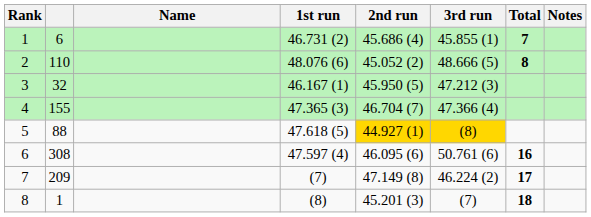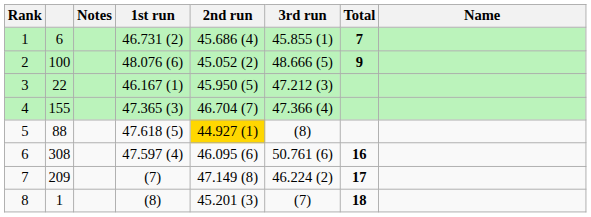columns swapped: (177, 16) <-> (565, 16)
(59, 62) 110 -> (59, 62) 100
(525, 62) 8 -> (359, 62) 9
(59, 85) 32 -> (59, 85) 22
(468, 131) gold background -> (303, 131) no background
